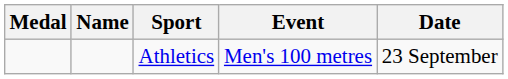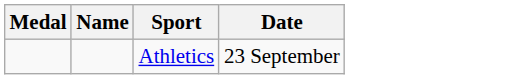- column: (298, 21)
